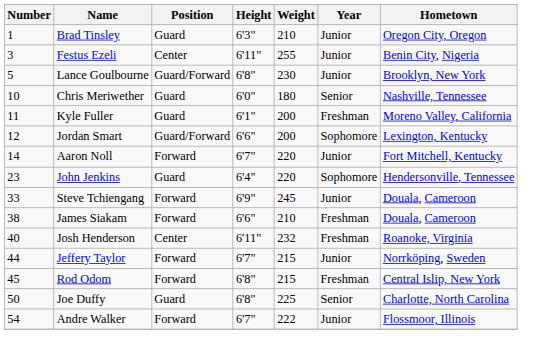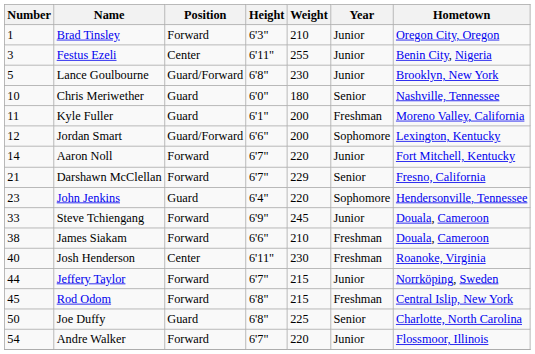(170, 35) Guard -> (188, 35) Forward
+ row: (109, 177)
(286, 238) 232 -> (299, 258) 230
(286, 319) 222 -> (299, 339) 220
